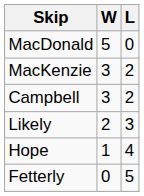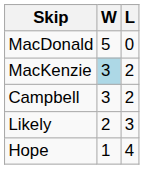(106, 71) no background -> (106, 71) lightblue background
- row: (36, 177)
